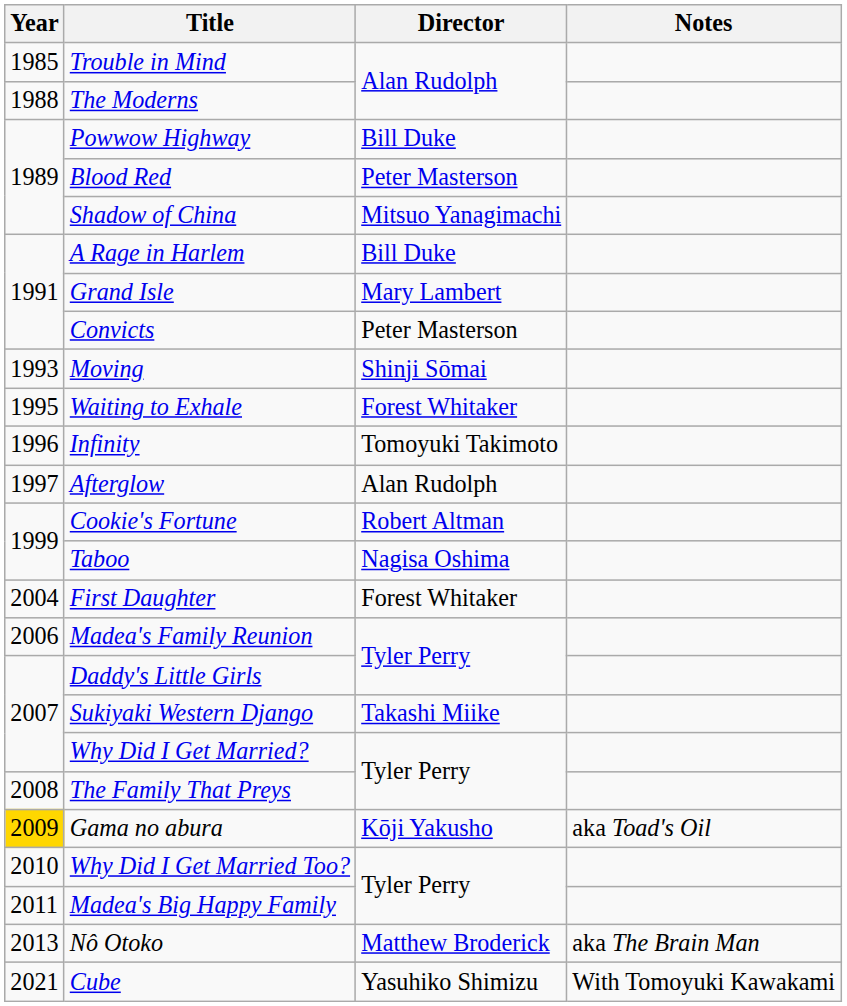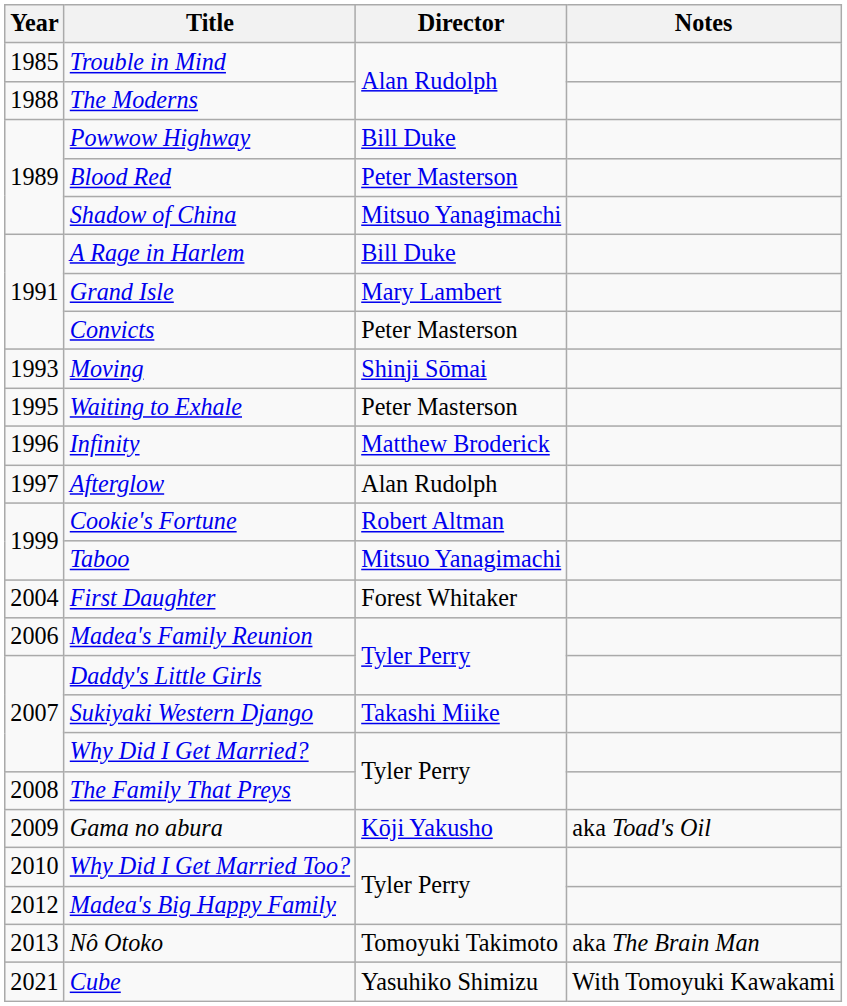(439, 406) Forest Whitaker -> (439, 406) Peter Masterson
(460, 445) Tomoyuki Takimoto -> (455, 445) Matthew Broderick
(435, 560) Nagisa Oshima -> (461, 560) Mitsuo Yanagimachi
(34, 828) gold background -> (34, 828) no background
(34, 904) 2011 -> (34, 904) 2012
(455, 943) Matthew Broderick -> (460, 943) Tomoyuki Takimoto
